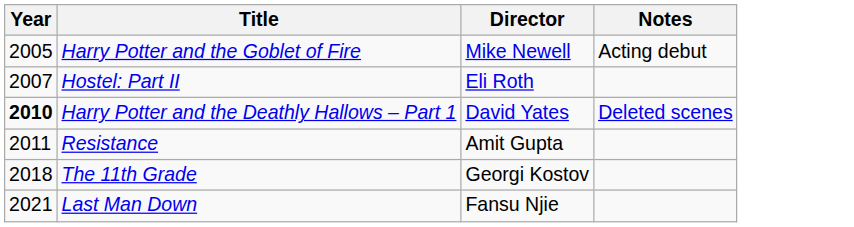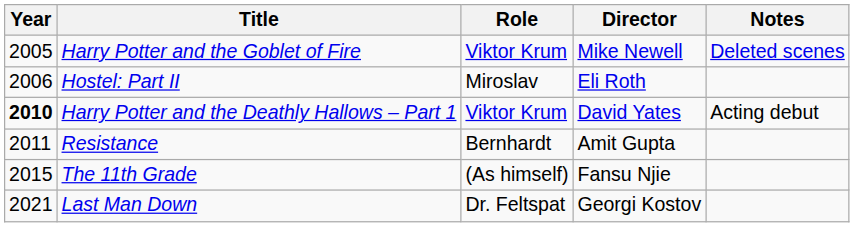+ column: (517, 19)
(652, 50) Acting debut -> (777, 50) Deleted scenes
(31, 81) 2007 -> (31, 81) 2006
(665, 112) Deleted scenes -> (764, 112) Acting debut
(31, 174) 2018 -> (31, 174) 2015
(527, 174) Georgi Kostov -> (624, 174) Fansu Njie
(512, 205) Fansu Njie -> (639, 205) Georgi Kostov
